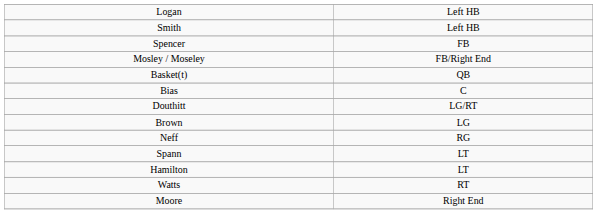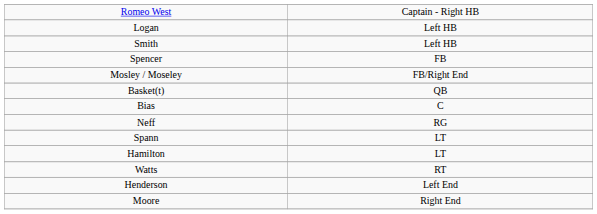+ row: (146, 12)
- row: (169, 106)
- row: (169, 122)
+ row: (146, 185)
